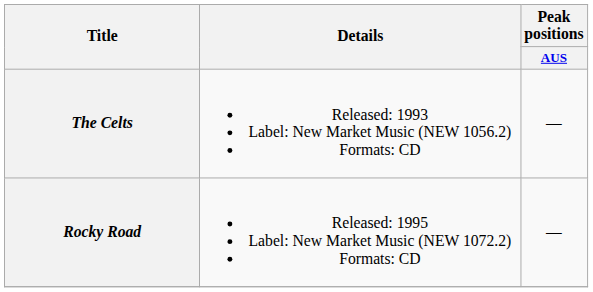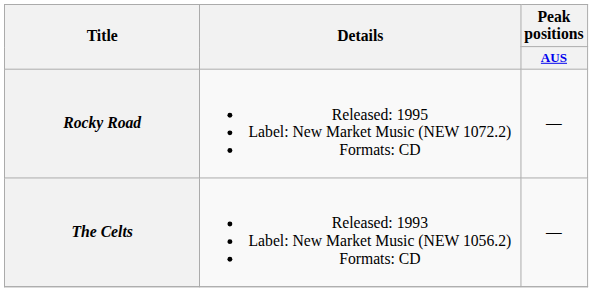rows swapped: (102, 123) <-> (102, 232)
